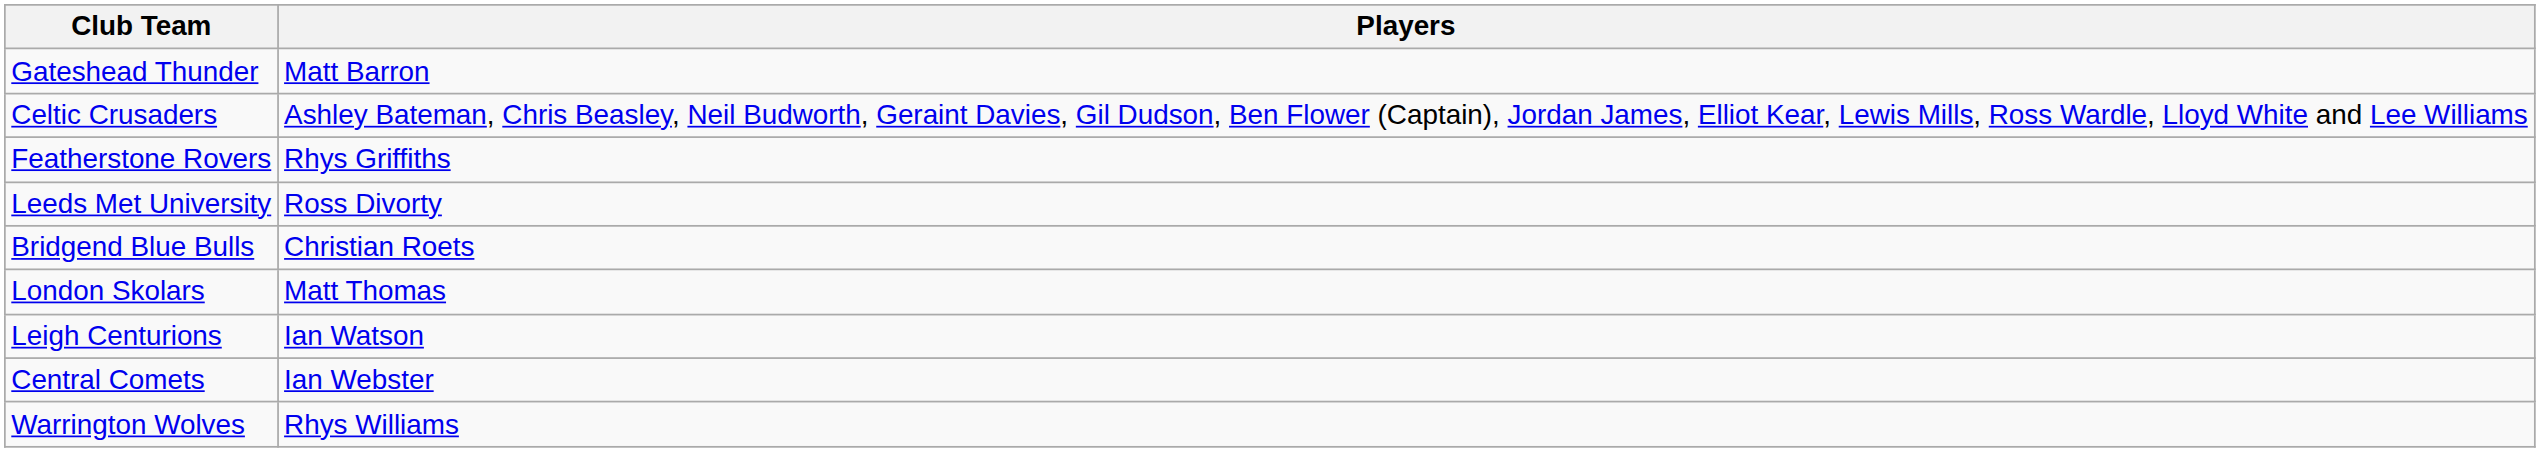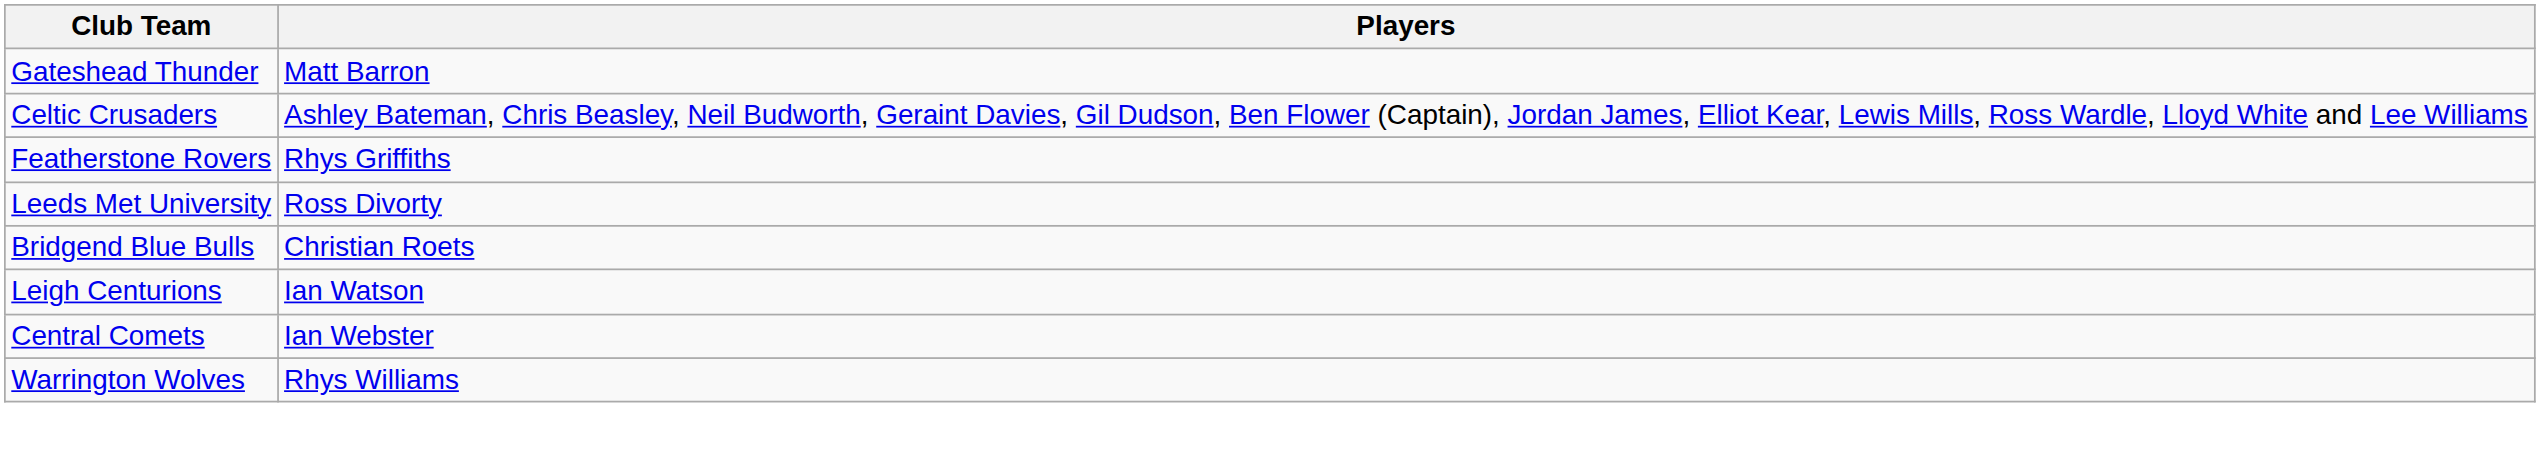- row: (108, 291)
